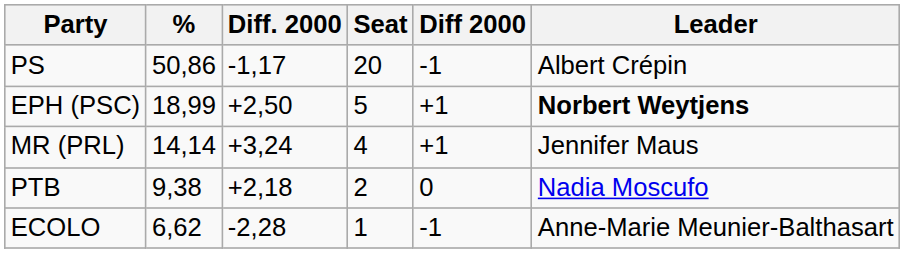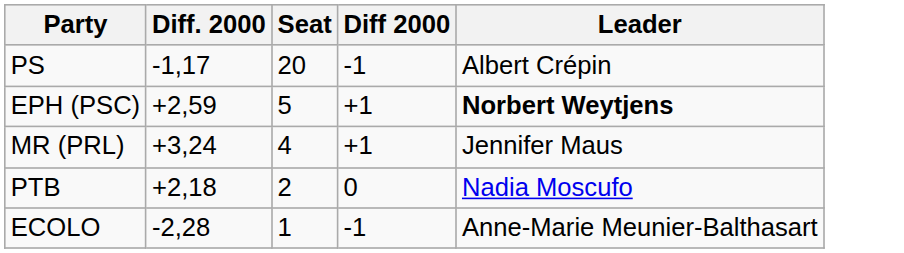- column: (184, 24)
(260, 106) +2,50 -> (184, 106) +2,59
